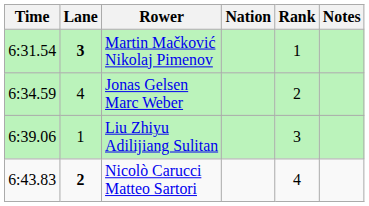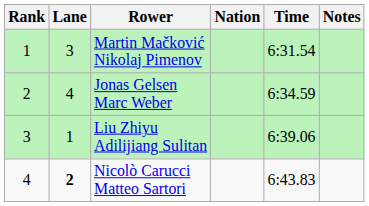columns swapped: (297, 17) <-> (32, 17)
(81, 51) bold -> (70, 51) normal
